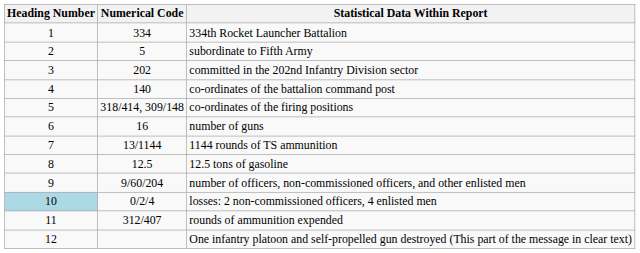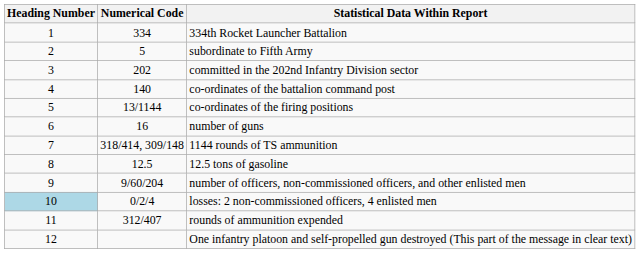(142, 107) 318/414, 309/148 -> (142, 107) 13/1144
(142, 145) 13/1144 -> (142, 145) 318/414, 309/148
